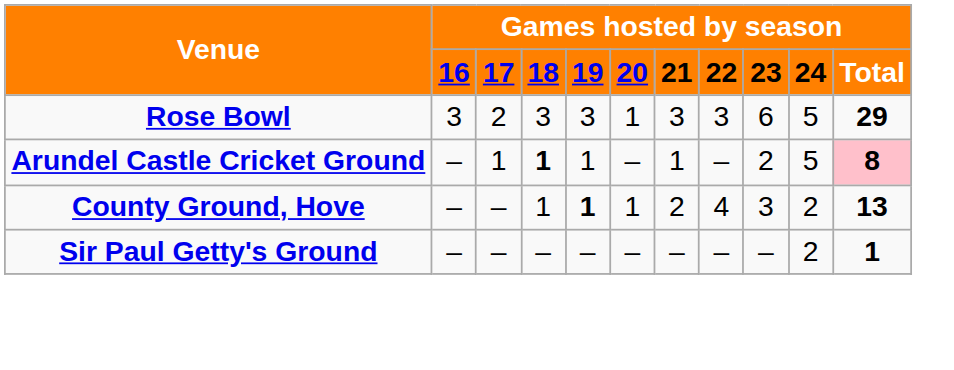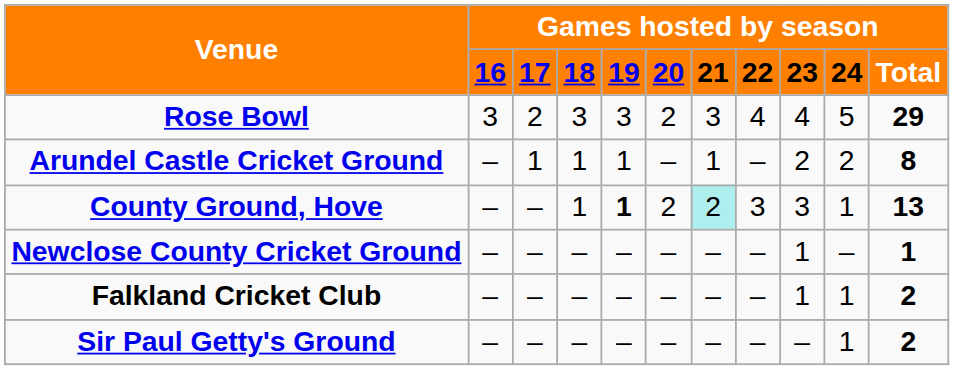(632, 116) 1 -> (668, 116) 2
(721, 116) 3 -> (758, 116) 4
(766, 116) 6 -> (802, 116) 4
(543, 161) bold -> (579, 161) normal
(811, 161) 5 -> (847, 161) 2
(872, 161) pink background -> (908, 161) no background
(632, 206) 1 -> (668, 206) 2
(677, 206) no background -> (713, 206) paleturquoise background
(721, 206) 4 -> (758, 206) 3
(811, 206) 2 -> (847, 206) 1
+ row: (236, 251)
+ row: (236, 296)
(811, 251) 2 -> (847, 341) 1
(872, 251) 1 -> (908, 341) 2
